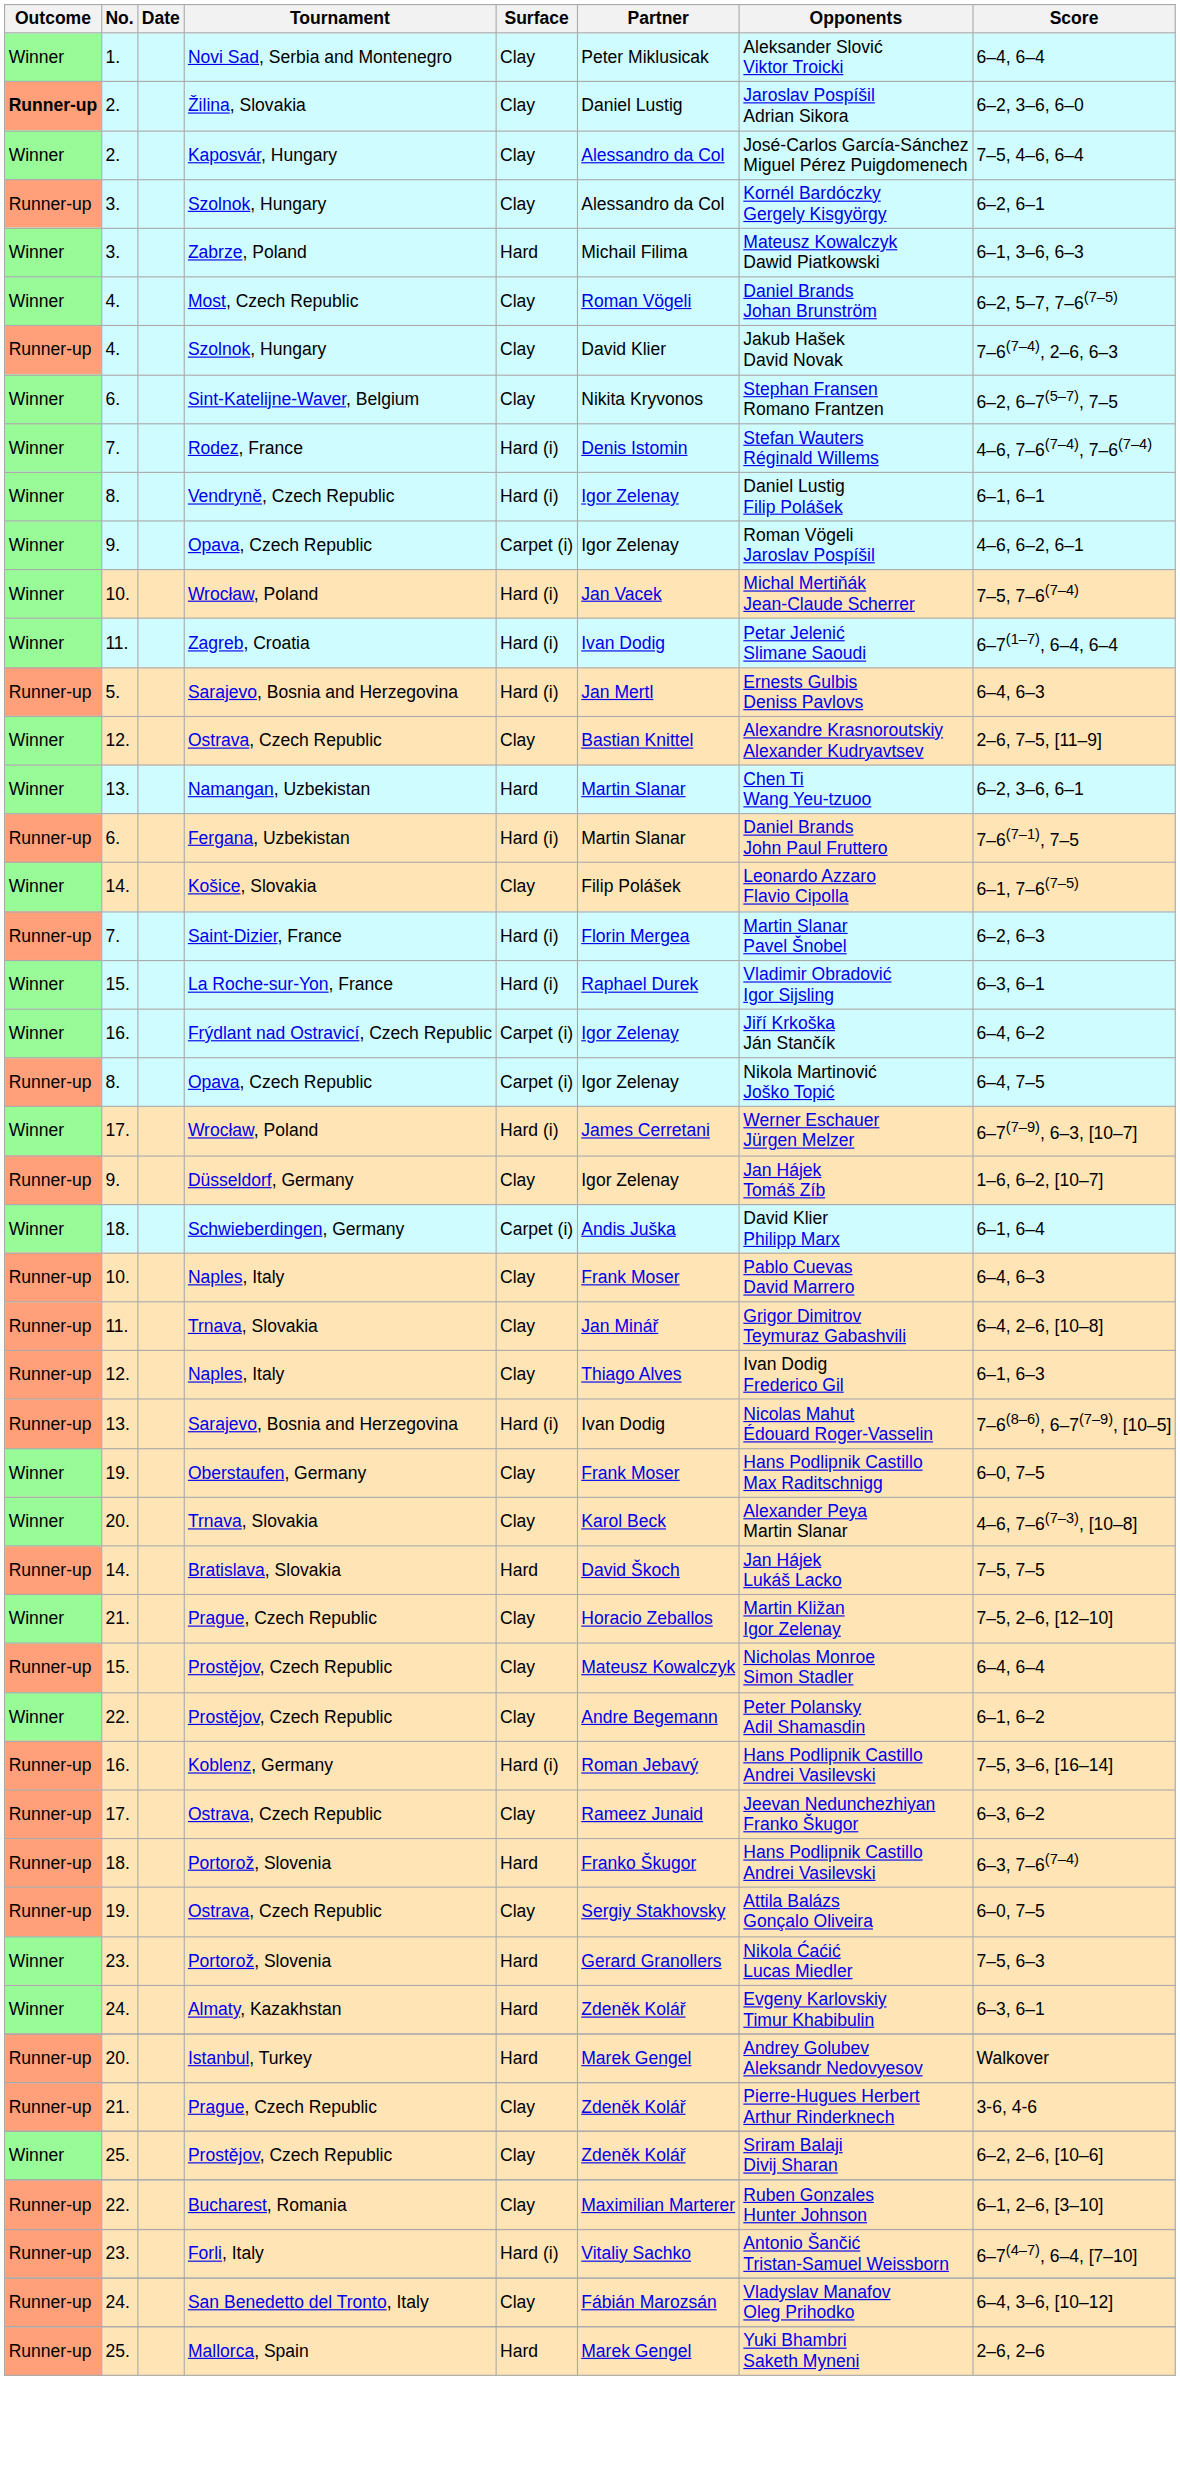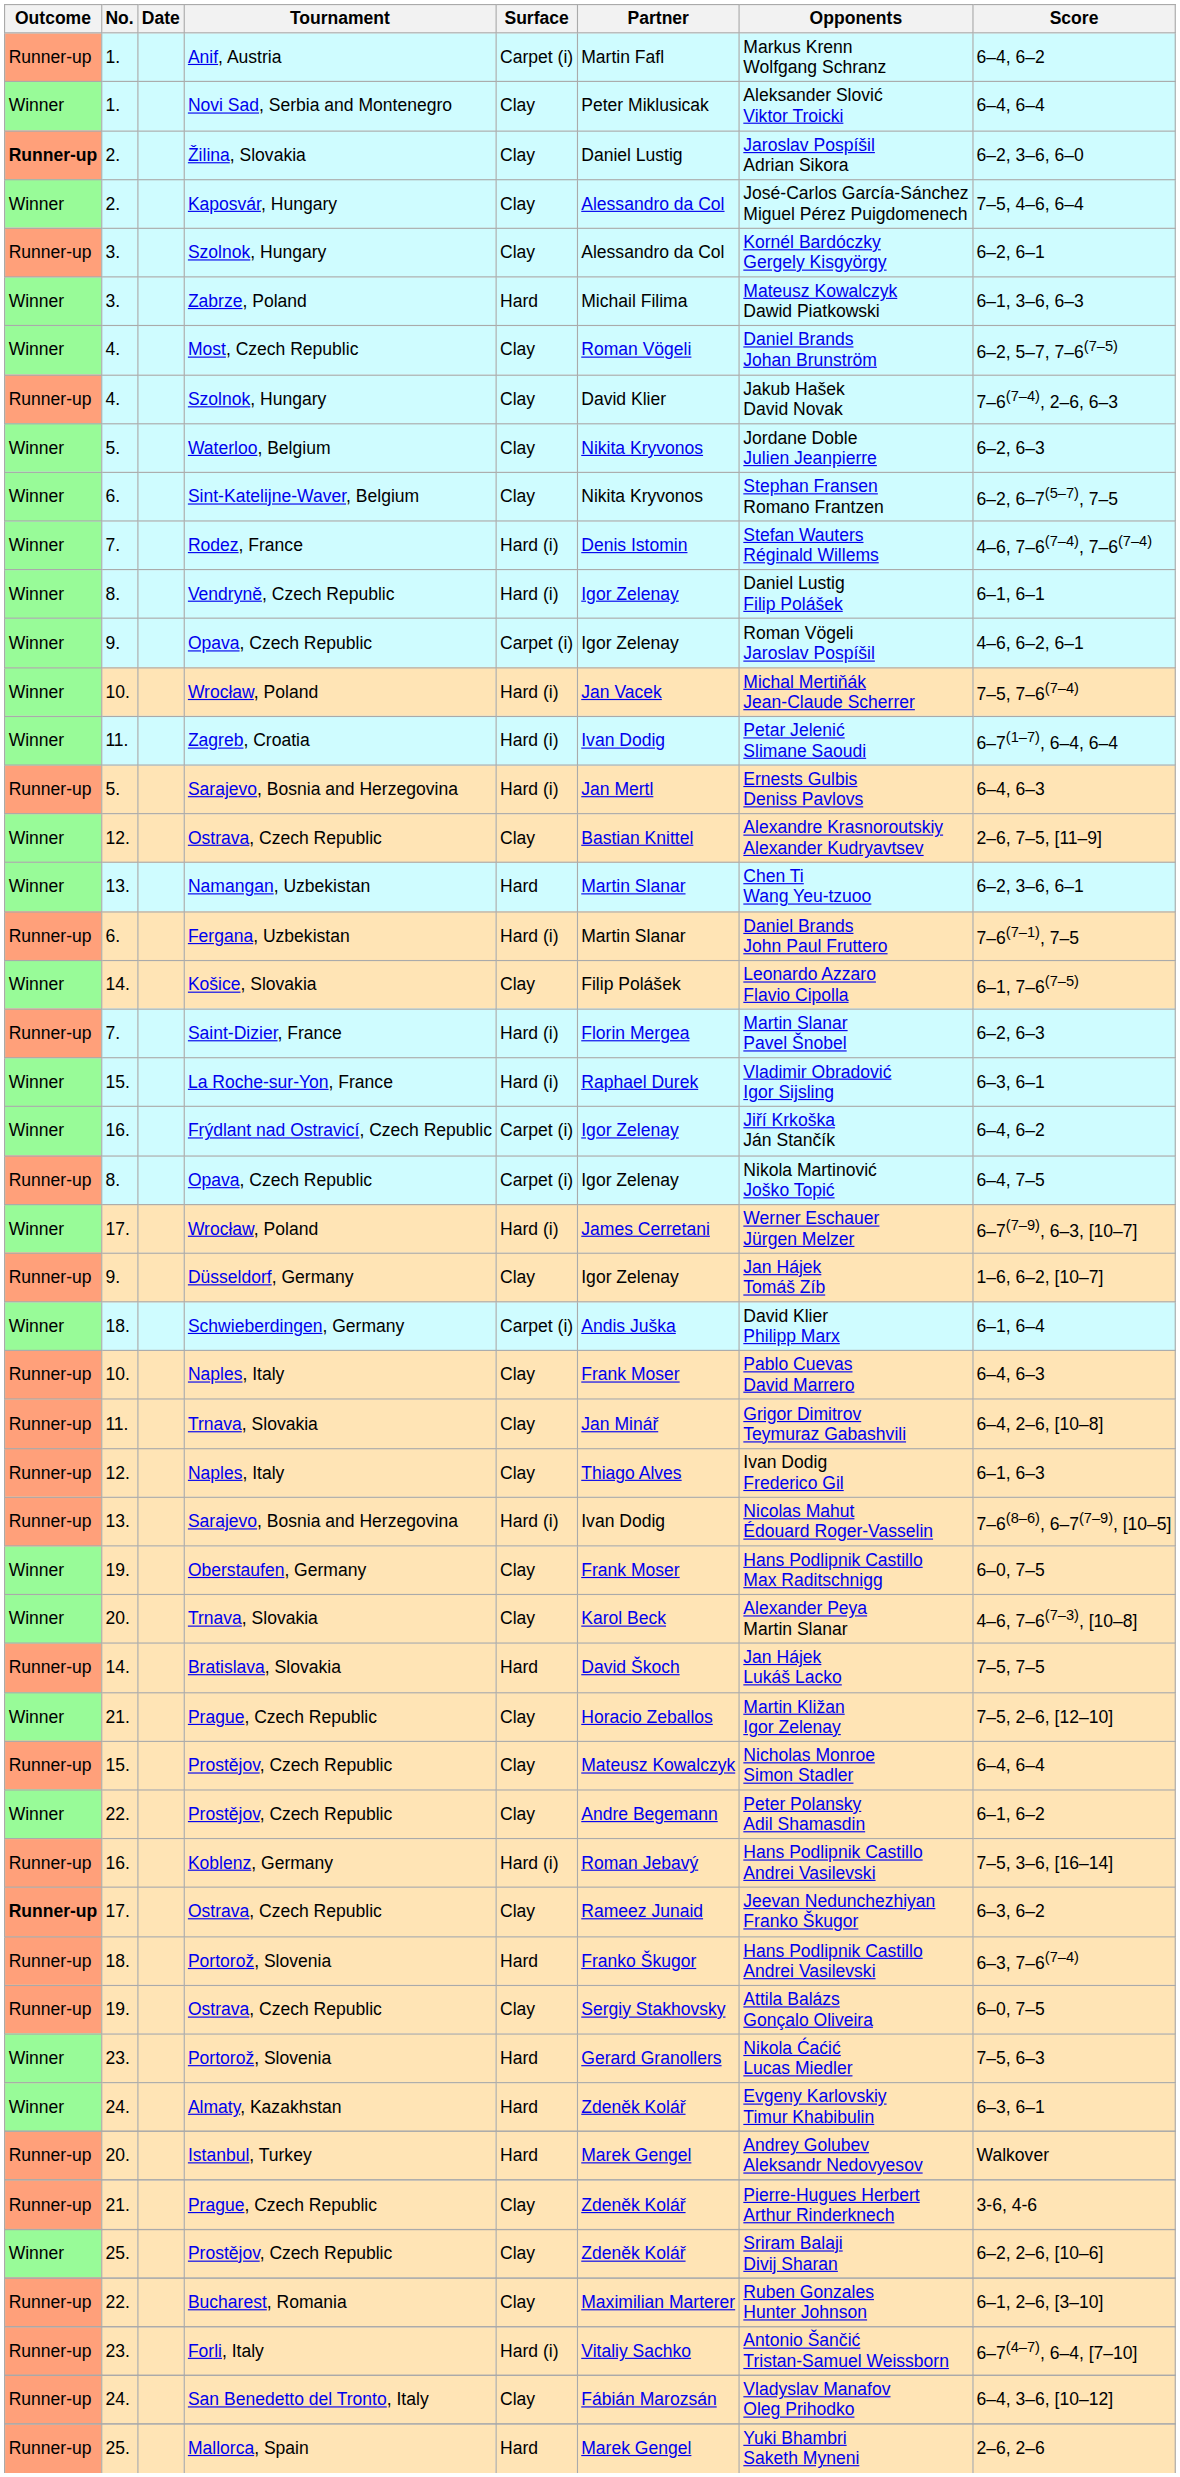+ row: (113, 56)
+ row: (113, 447)
(50, 1813) normal -> (53, 1911) bold
